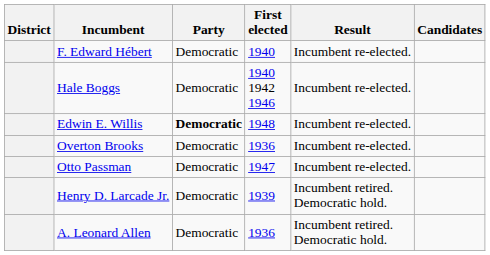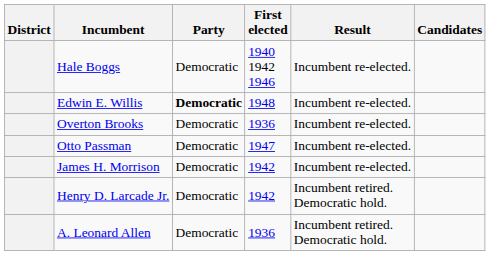- row: (104, 51)
+ row: (108, 167)
(262, 195) 1939 -> (262, 195) 1942
